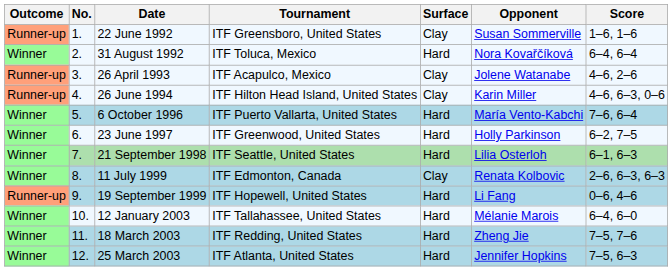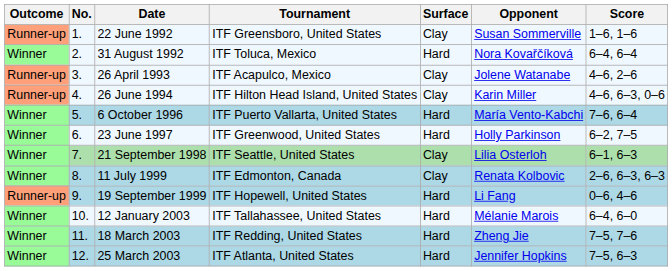(436, 155) Hard -> (435, 155) Clay
